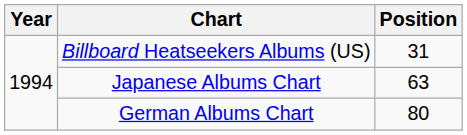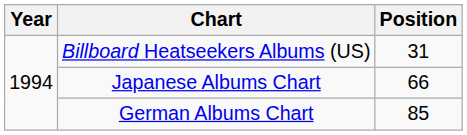(418, 82) 63 -> (418, 82) 66
(418, 113) 80 -> (418, 113) 85
